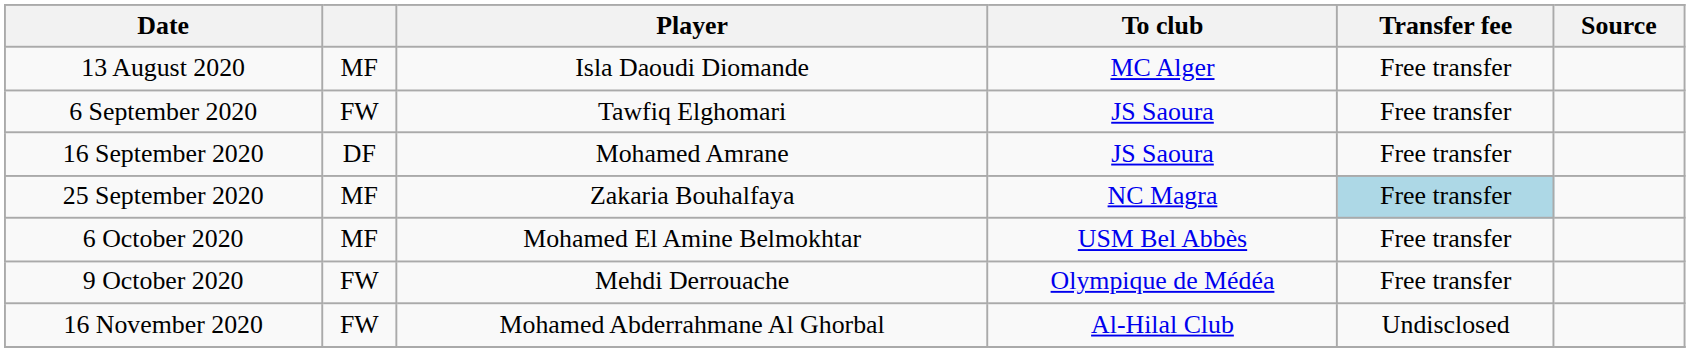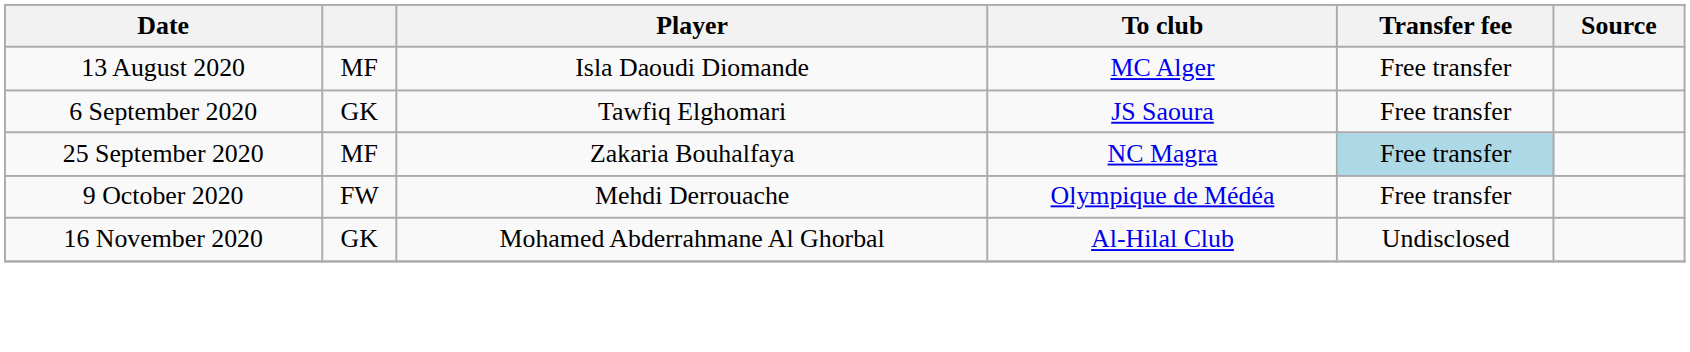(359, 110) FW -> (359, 110) GK
- row: (163, 153)
- row: (163, 238)
(359, 323) FW -> (359, 238) GK
